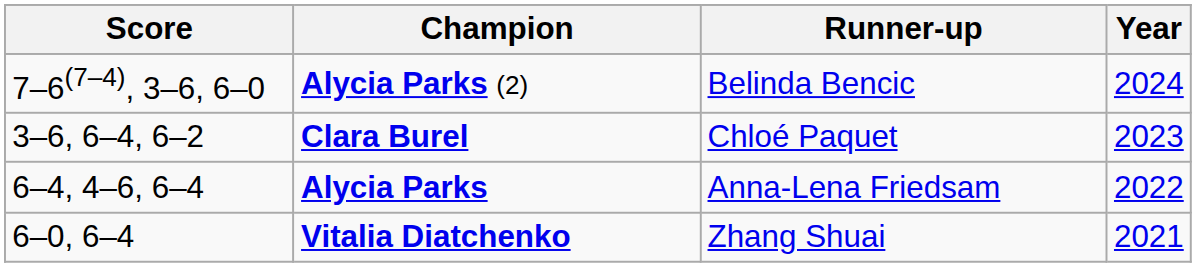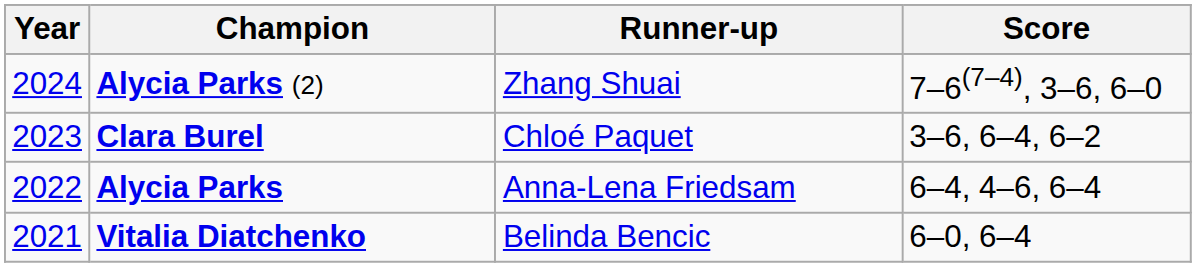columns swapped: (1149, 29) <-> (149, 29)
(811, 83) Belinda Bencic -> (592, 83) Zhang Shuai
(796, 236) Zhang Shuai -> (607, 236) Belinda Bencic
